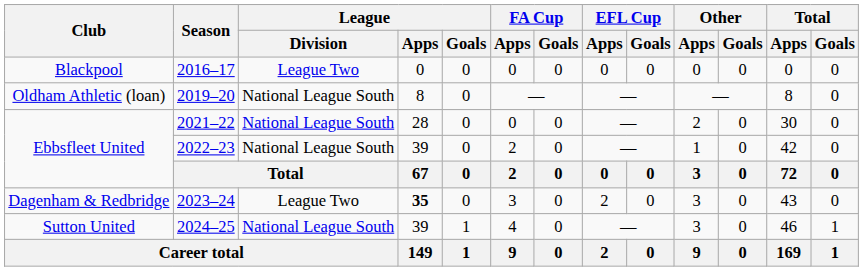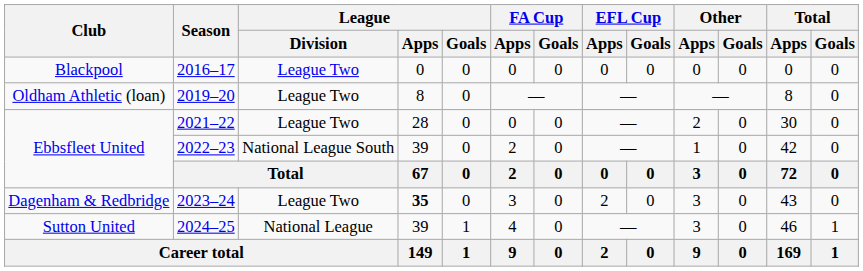(318, 95) National League South -> (318, 95) League Two
(318, 122) National League South -> (318, 122) League Two
(318, 226) National League South -> (318, 226) National League
